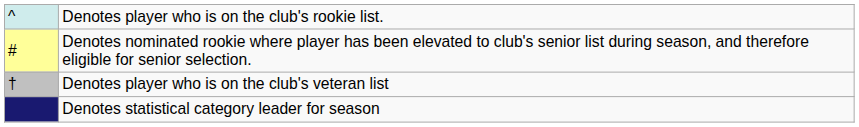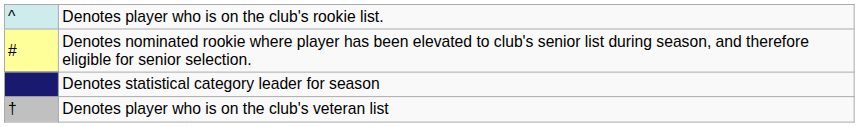rows swapped: (226, 84) <-> (221, 109)
